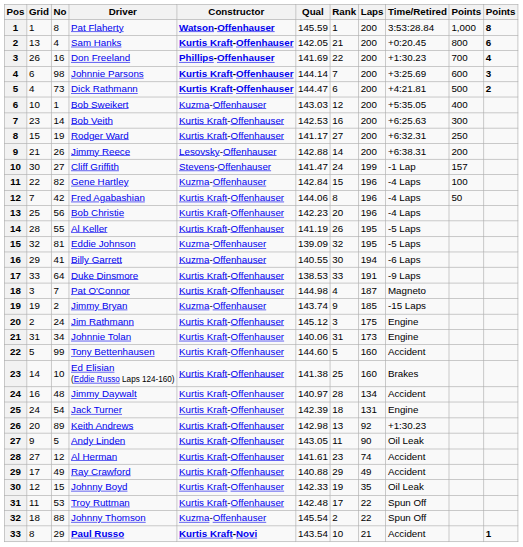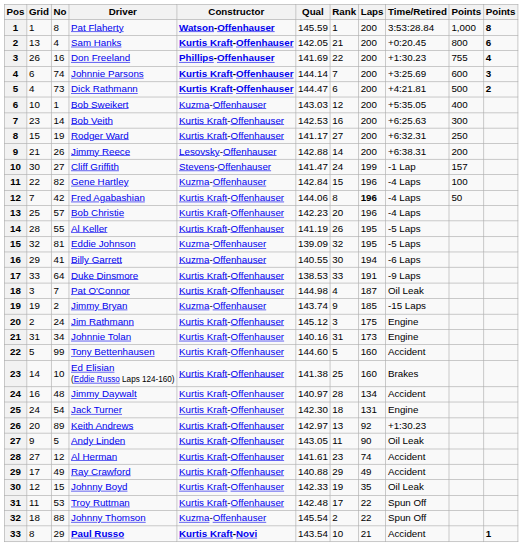(460, 58) 700 -> (460, 58) 755
(59, 74) 98 -> (59, 74) 74
(369, 197) normal -> (369, 197) bold
(59, 213) 56 -> (59, 213) 57
(407, 290) Magneto -> (406, 290) Oil Leak
(313, 337) 140.06 -> (313, 337) 140.16
(313, 410) 142.39 -> (313, 410) 142.30
(313, 425) 142.98 -> (313, 425) 142.97
